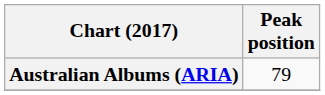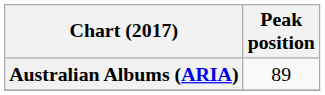(281, 74) 79 -> (281, 74) 89
